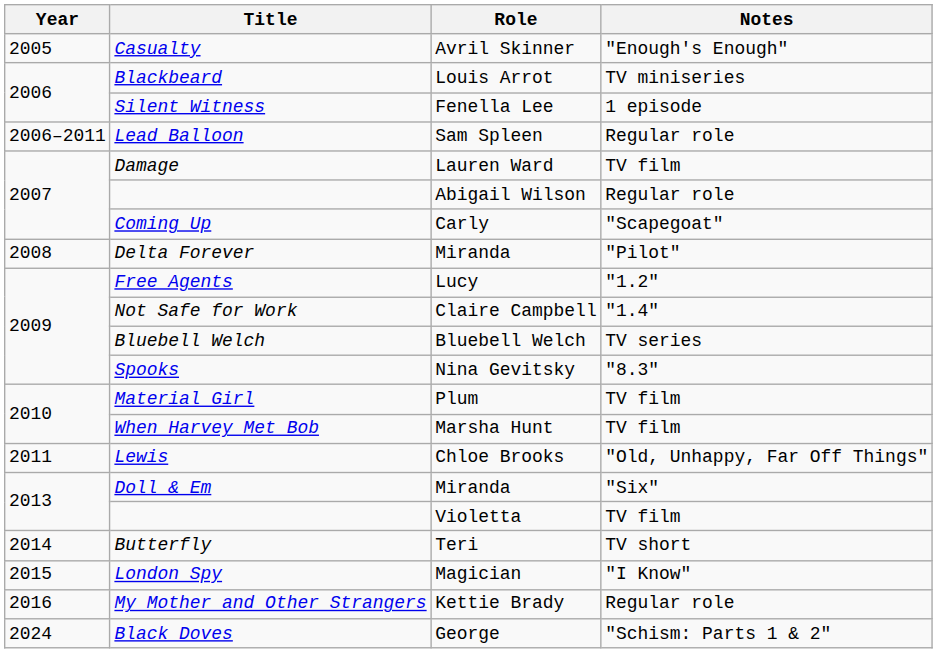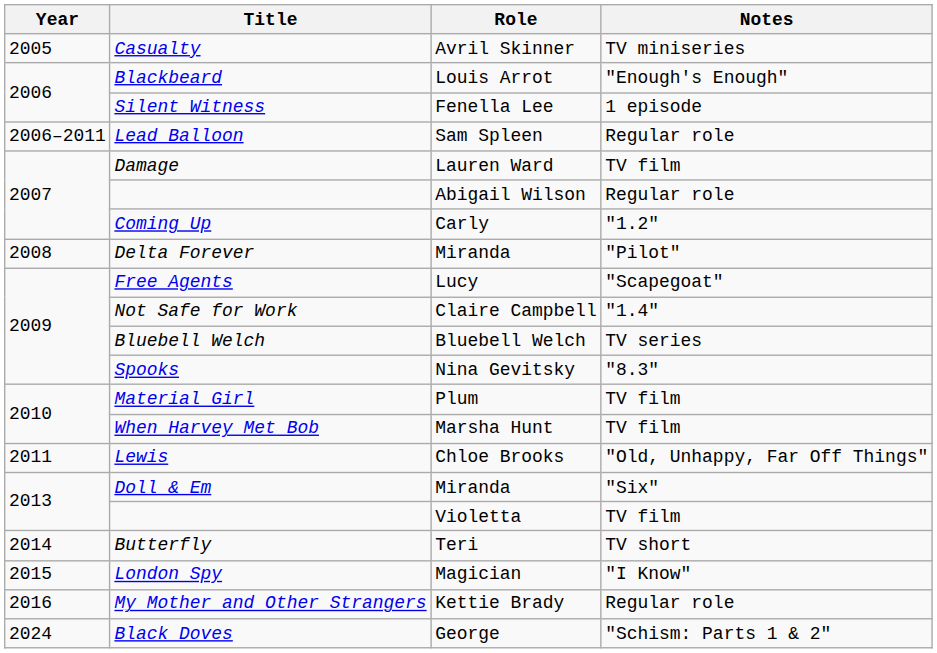(697, 49) "Enough's Enough" -> (675, 49) TV miniseries
(675, 78) TV miniseries -> (697, 78) "Enough's Enough"
(664, 224) "Scapegoat" -> (632, 224) "1.2"
(632, 282) "1.2" -> (664, 282) "Scapegoat"
